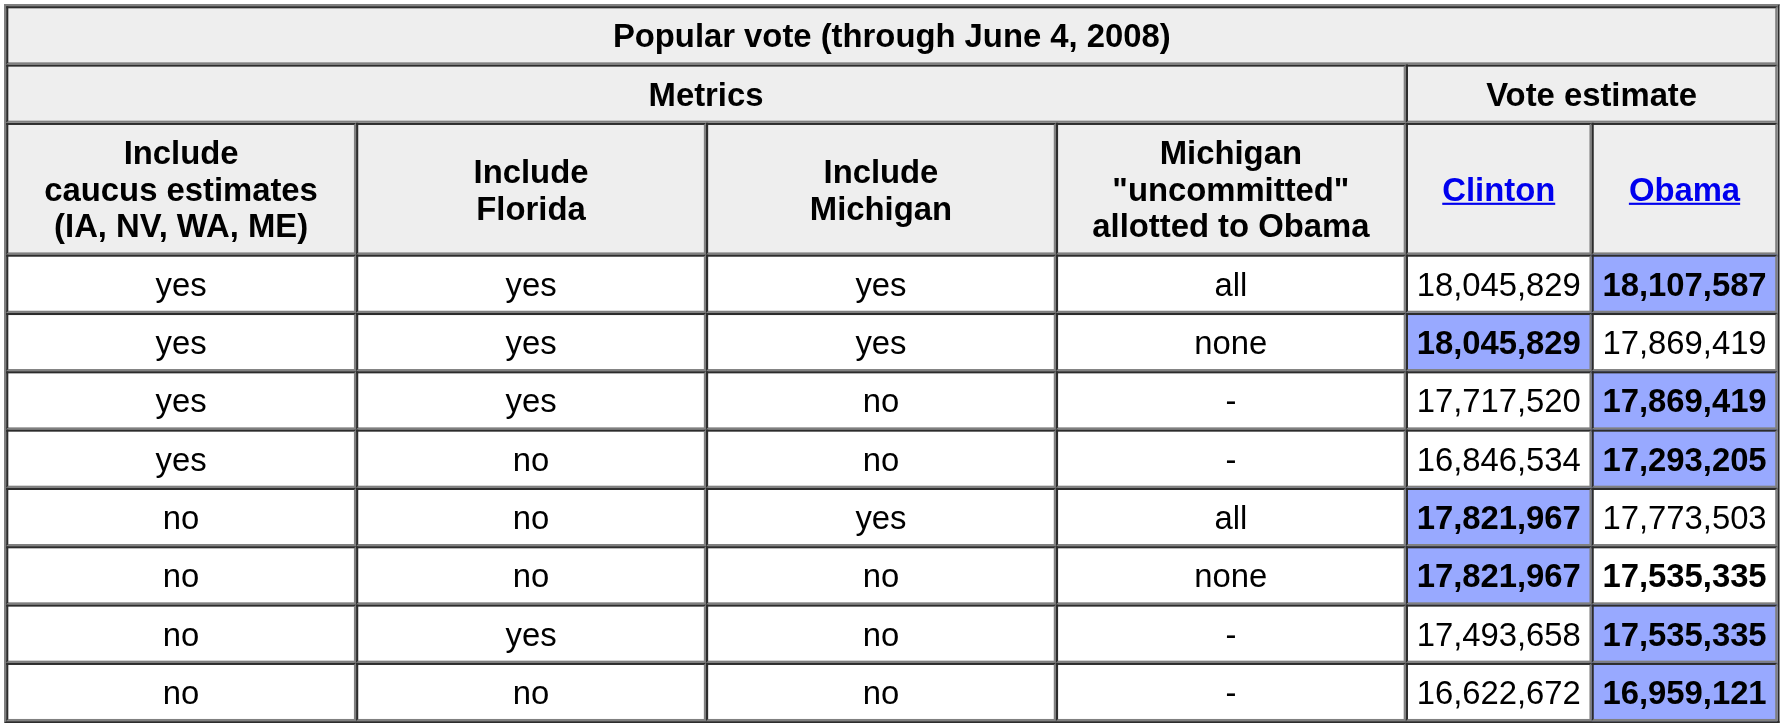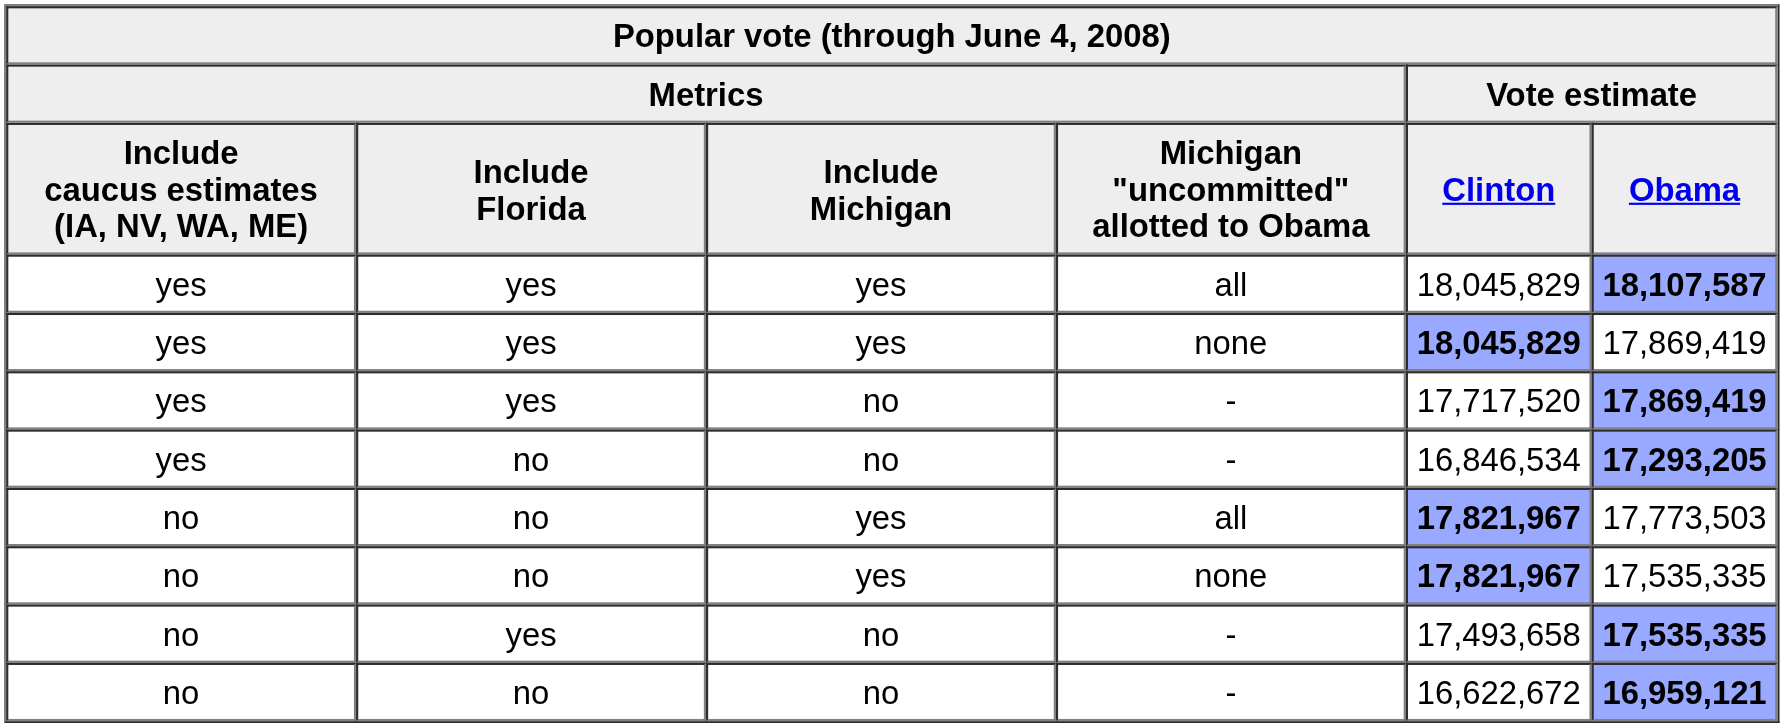(881, 576) no -> (881, 576) yes
(1685, 576) bold -> (1685, 576) normal
